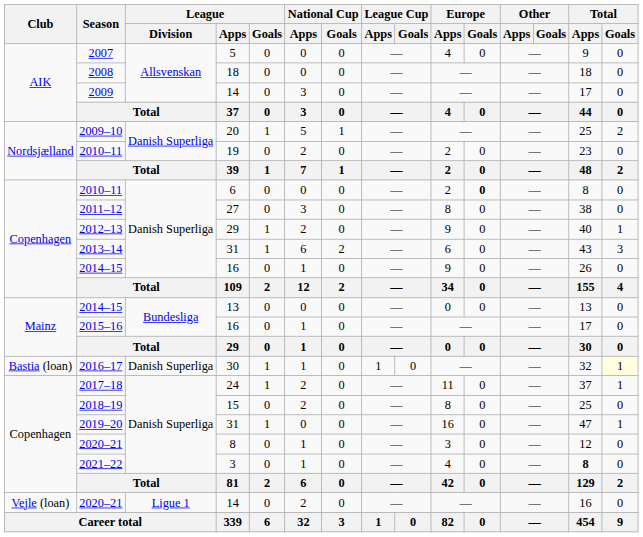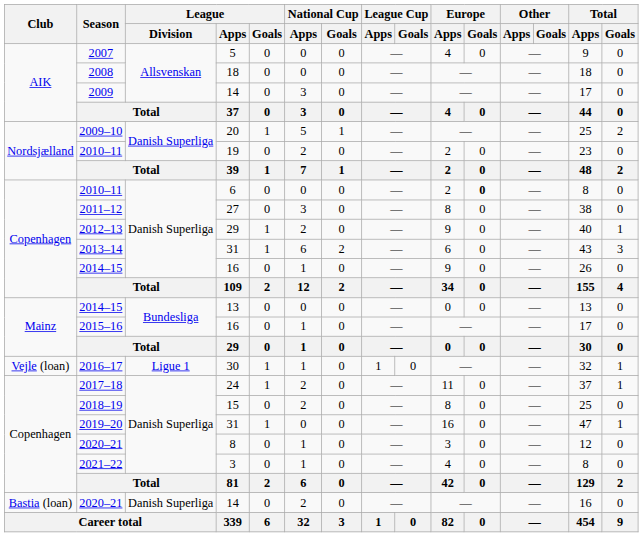(40, 365) Bastia (loan) -> (40, 365) Vejle (loan)
(171, 365) Danish Superliga -> (171, 365) Ligue 1
(620, 365) lightyellow background -> (620, 365) no background
(586, 463) bold -> (586, 463) normal
(40, 502) Vejle (loan) -> (40, 502) Bastia (loan)
(171, 502) Ligue 1 -> (171, 502) Danish Superliga
